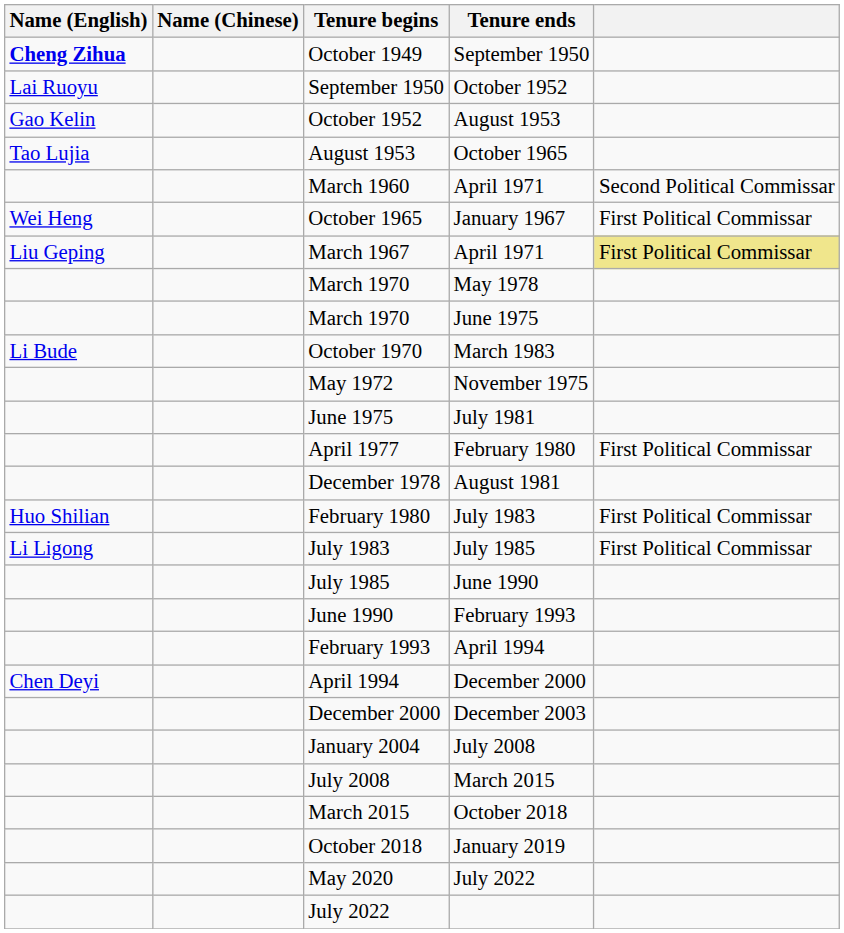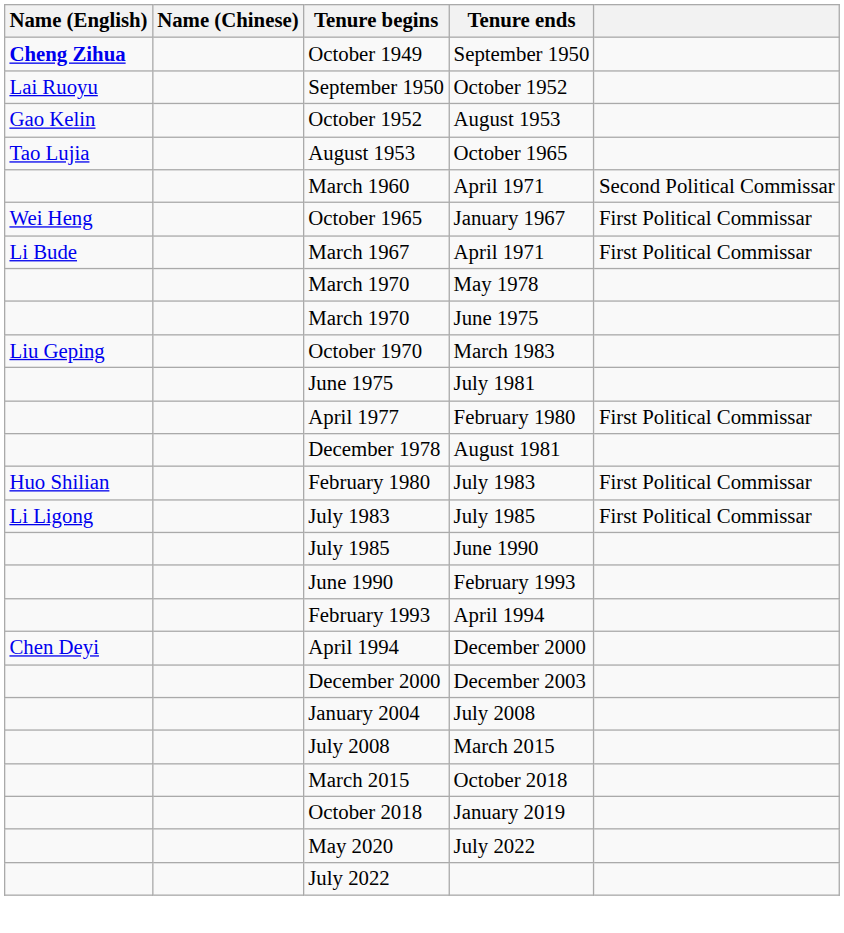(57, 251) Liu Geping -> (43, 251) Li Bude
(705, 251) khaki background -> (705, 251) no background
(43, 350) Li Bude -> (57, 350) Liu Geping
- row: (351, 383)
